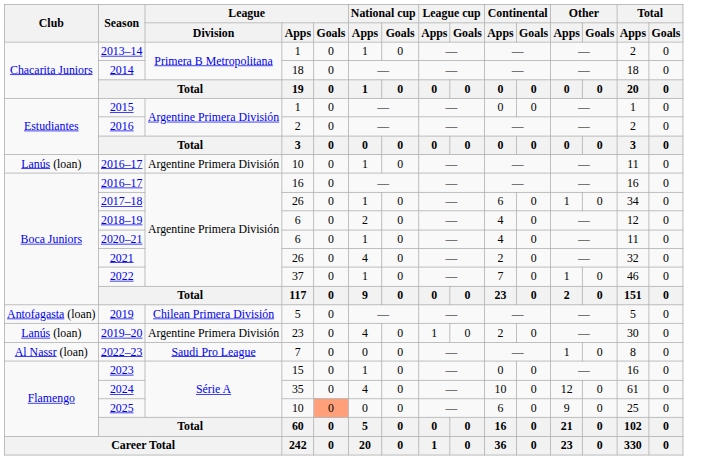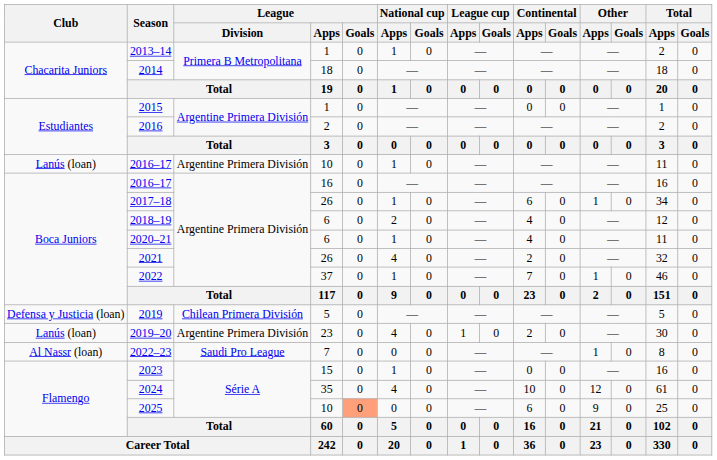(51, 314) Antofagasta (loan) -> (66, 314) Defensa y Justicia (loan)
